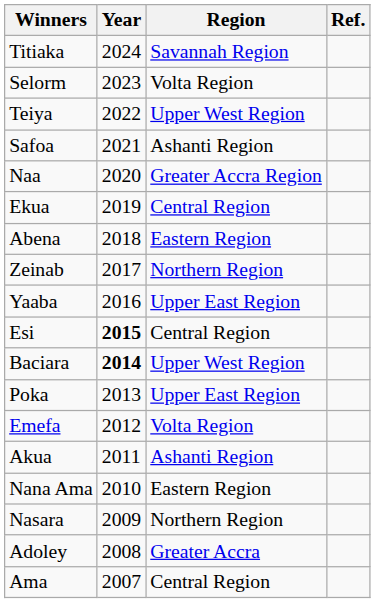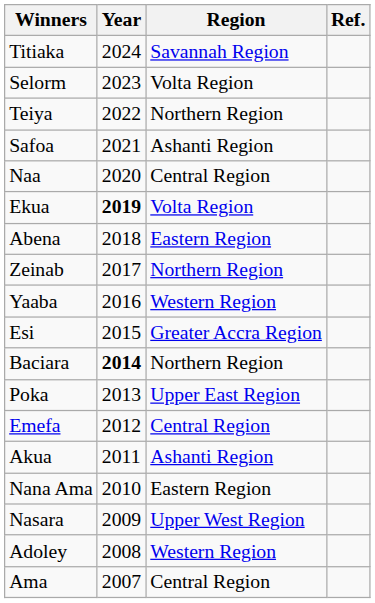(227, 113) Upper West Region -> (217, 113) Northern Region
(236, 176) Greater Accra Region -> (210, 176) Central Region
(122, 207) normal -> (122, 207) bold
(210, 207) Central Region -> (202, 207) Volta Region
(225, 301) Upper East Region -> (213, 301) Western Region
(122, 332) bold -> (122, 332) normal
(210, 332) Central Region -> (236, 332) Greater Accra Region
(227, 363) Upper West Region -> (217, 363) Northern Region
(202, 425) Volta Region -> (210, 425) Central Region
(217, 519) Northern Region -> (227, 519) Upper West Region
(205, 550) Greater Accra -> (213, 550) Western Region
